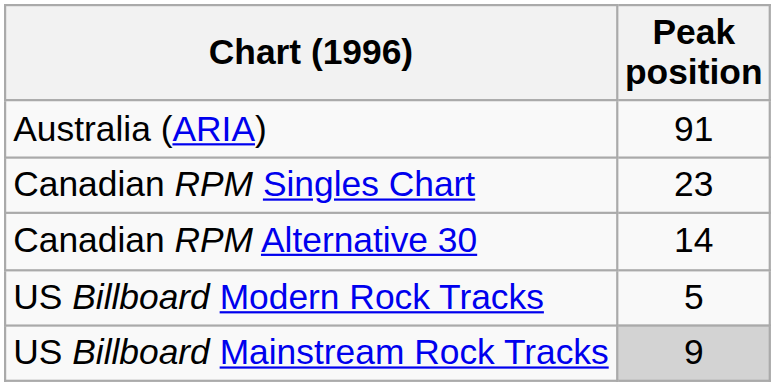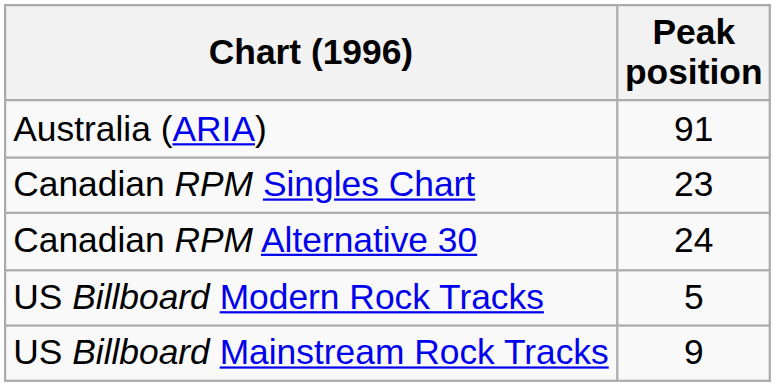(694, 240) 14 -> (694, 240) 24
(694, 352) lightgrey background -> (694, 352) no background
